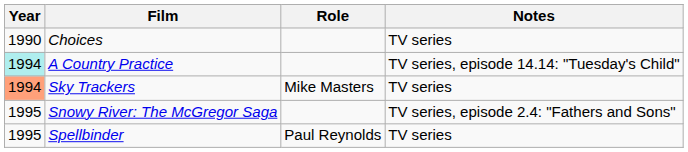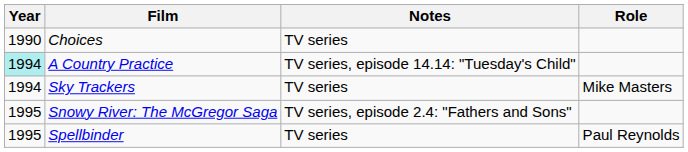columns swapped: (333, 16) <-> (534, 16)
(25, 87) lightsalmon background -> (25, 87) no background
